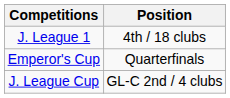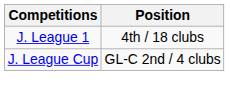- row: (54, 59)
